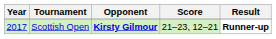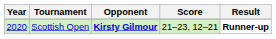(17, 27) 2017 -> (17, 27) 2020
